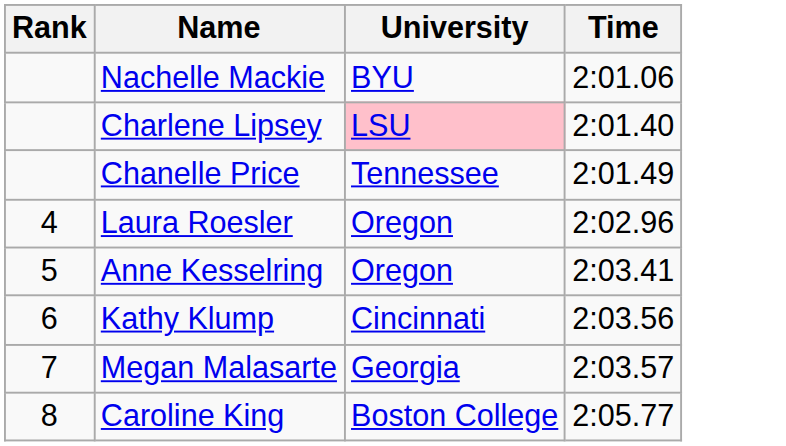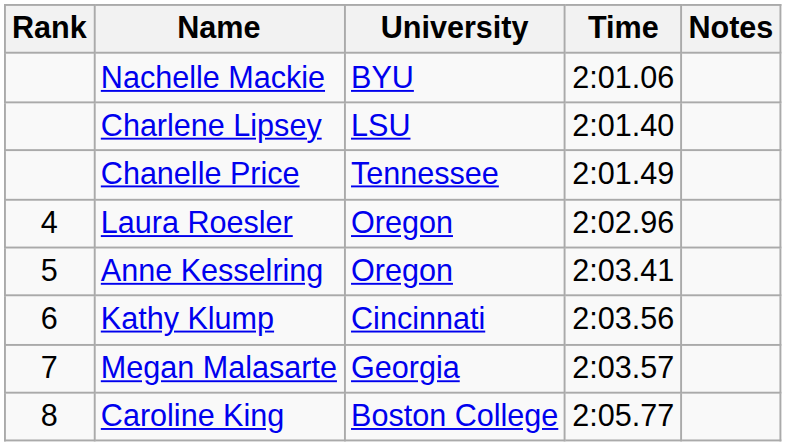+ column: (731, 28)
(381, 125) pink background -> (381, 125) no background
